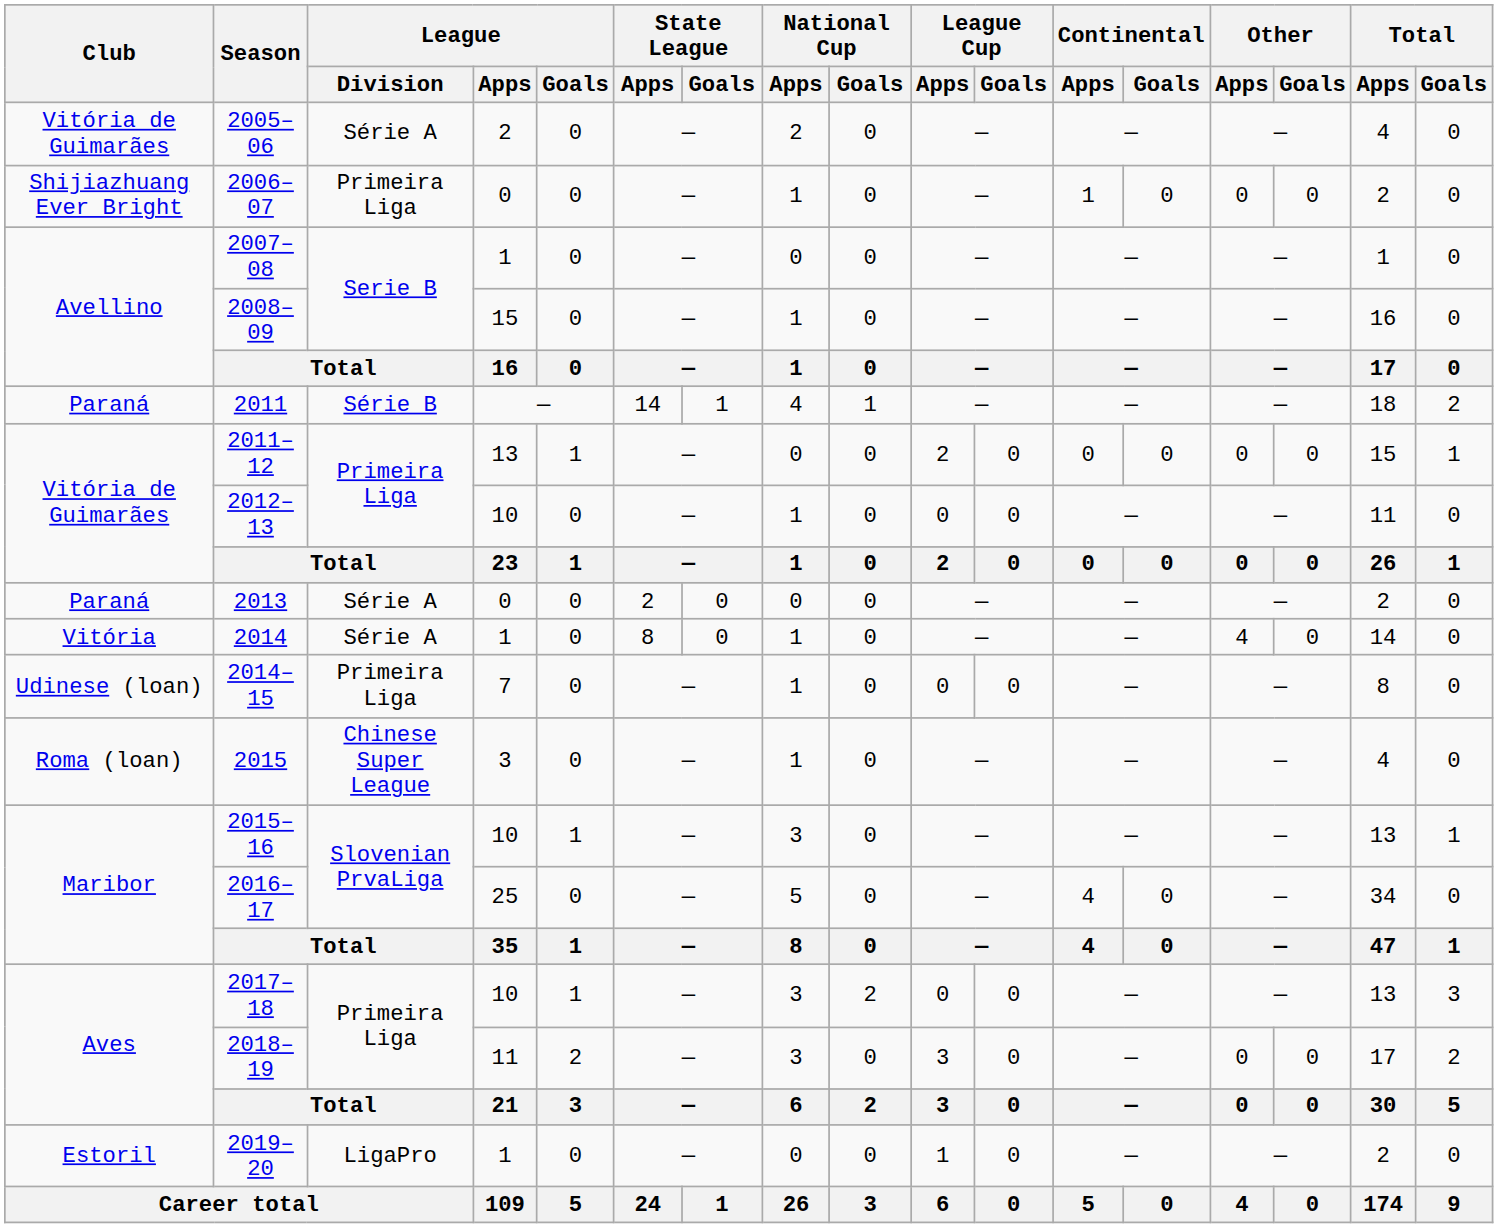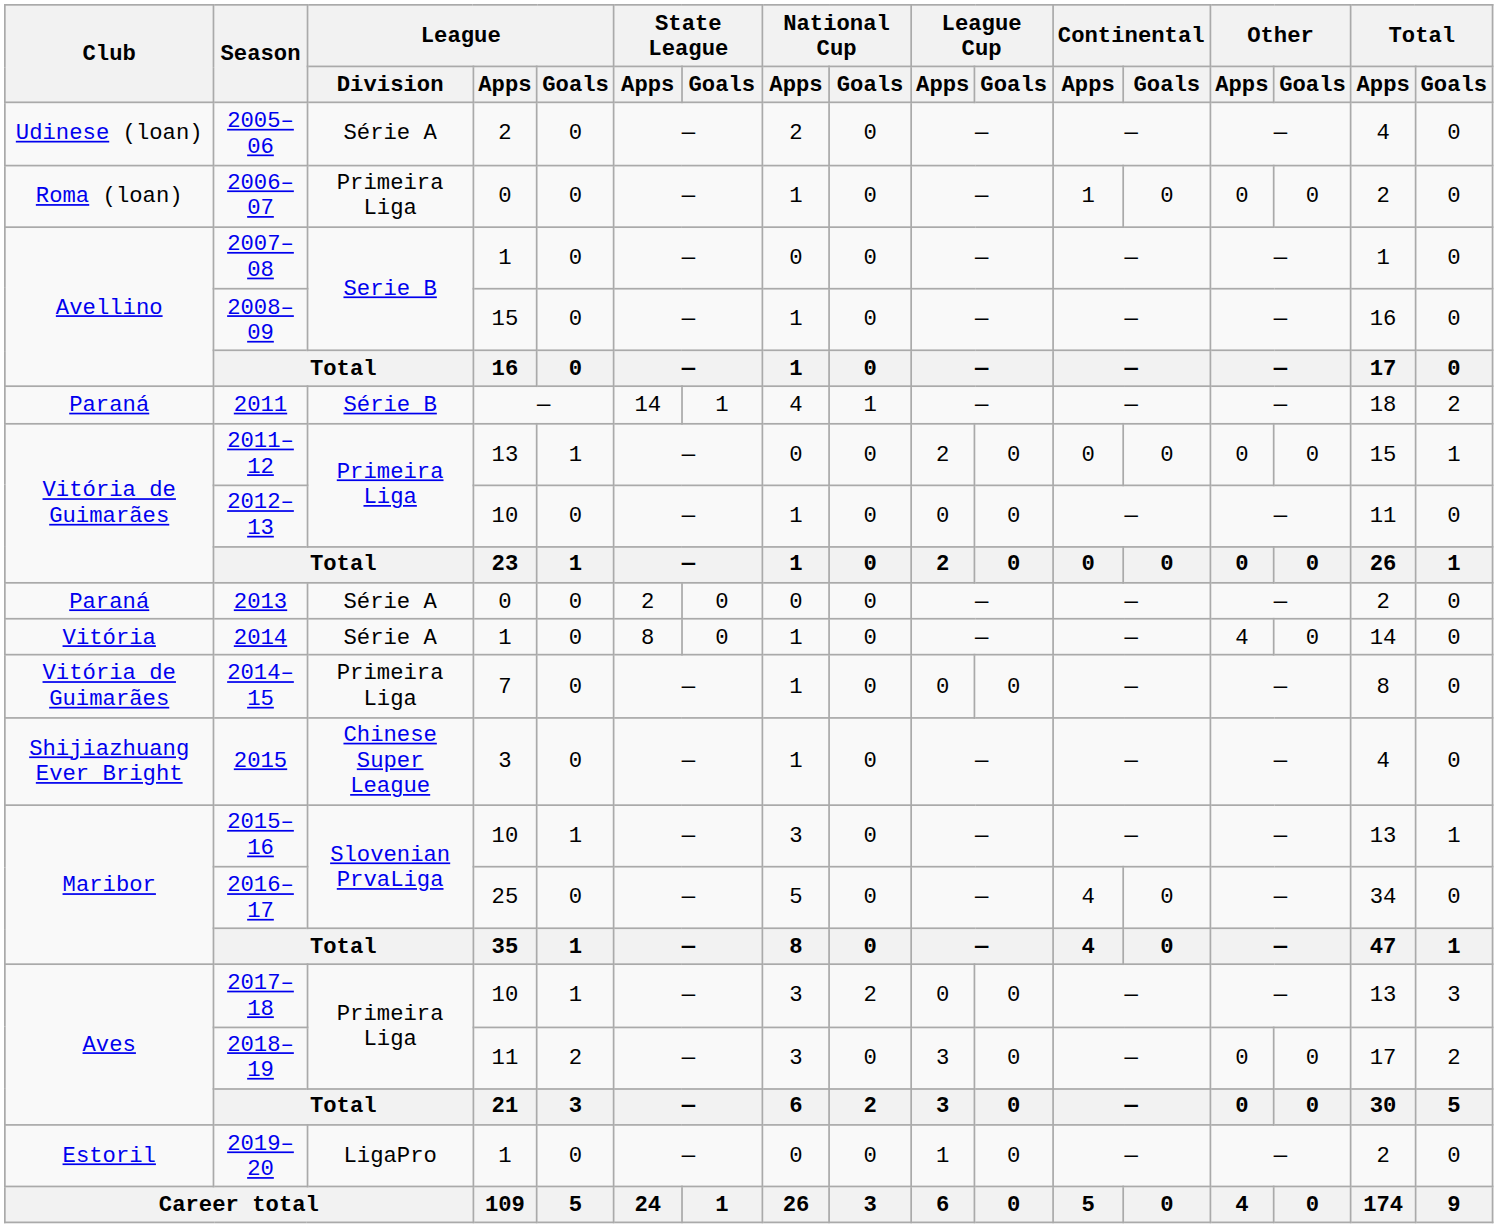(109, 134) Vitória de Guimarães -> (109, 134) Udinese (loan)
(109, 196) Shijiazhuang Ever Bright -> (109, 196) Roma (loan)
(109, 686) Udinese (loan) -> (109, 686) Vitória de Guimarães
(109, 761) Roma (loan) -> (109, 761) Shijiazhuang Ever Bright
